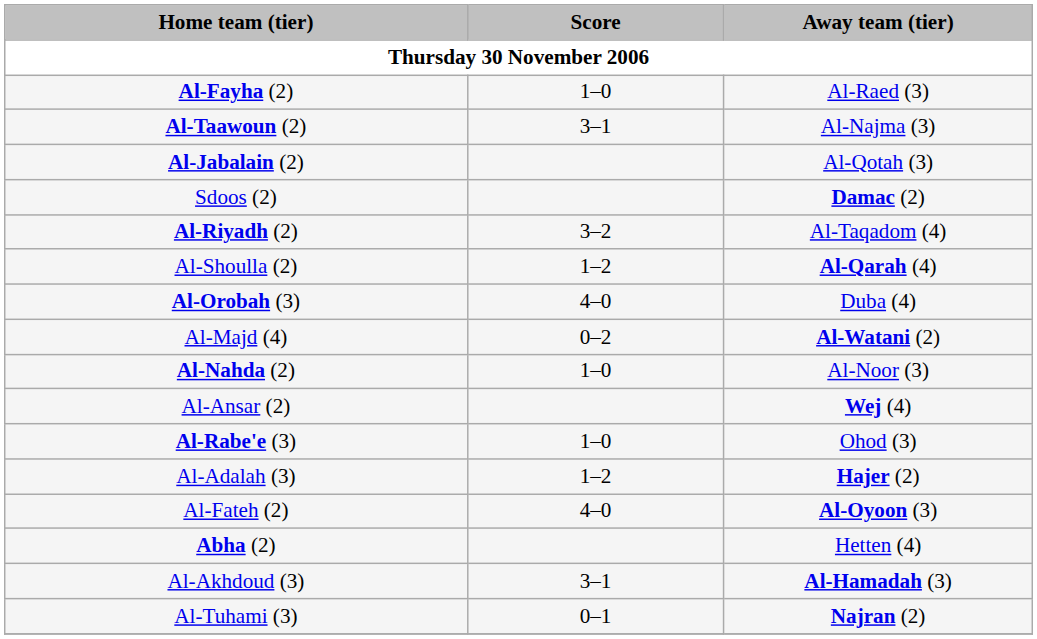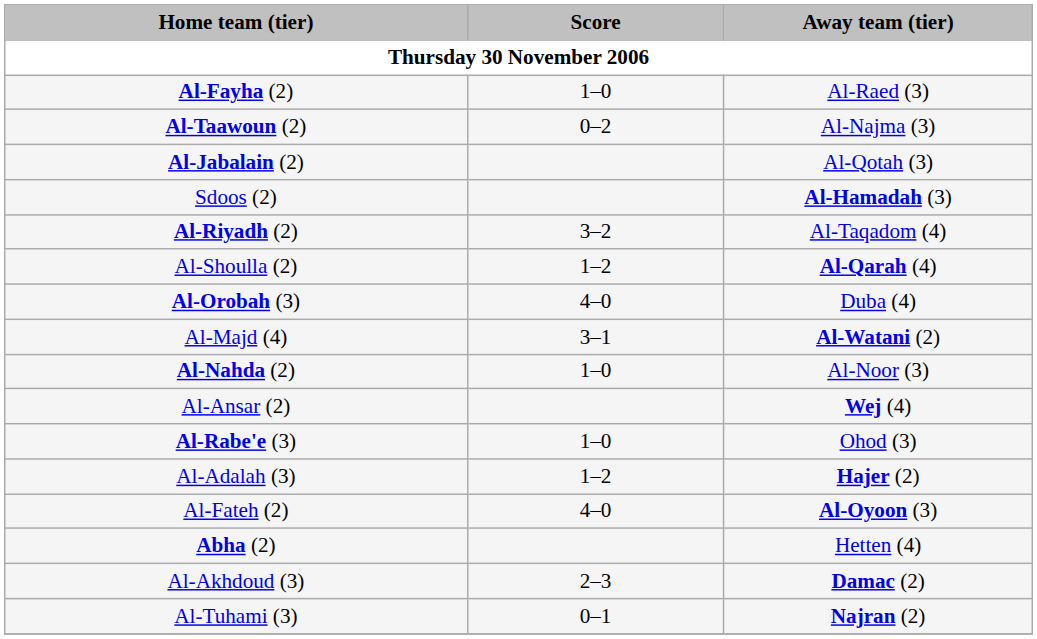(596, 127) 3–1 -> (596, 127) 0–2
(878, 196) Damac (2) -> (878, 196) Al-Hamadah (3)
(596, 336) 0–2 -> (596, 336) 3–1
(596, 580) 3–1 -> (596, 580) 2–3
(878, 580) Al-Hamadah (3) -> (878, 580) Damac (2)
